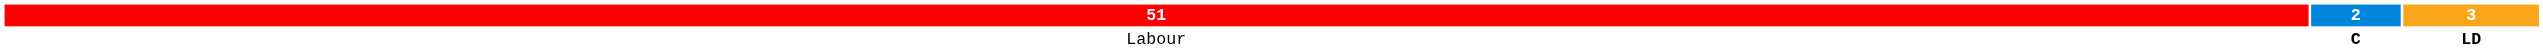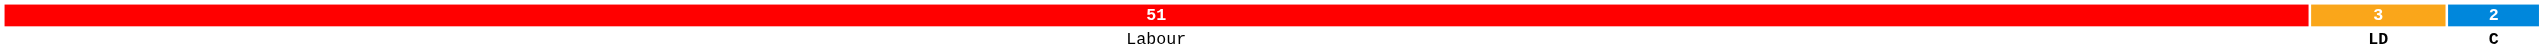columns swapped: (2471, 15) <-> (2356, 15)
